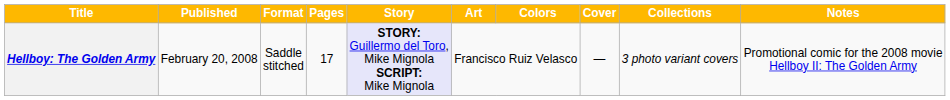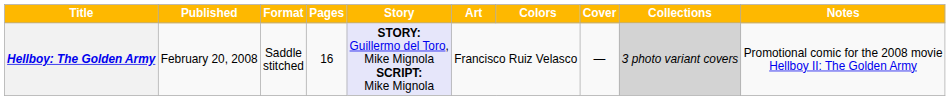(327, 59) 17 -> (327, 59) 16
(680, 59) no background -> (680, 59) lightgrey background
